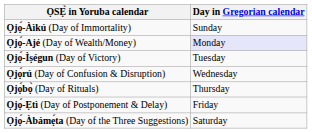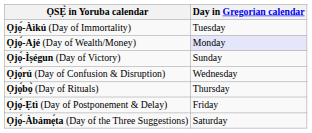(207, 27) Sunday -> (209, 27) Tuesday
(209, 58) Tuesday -> (207, 58) Sunday
